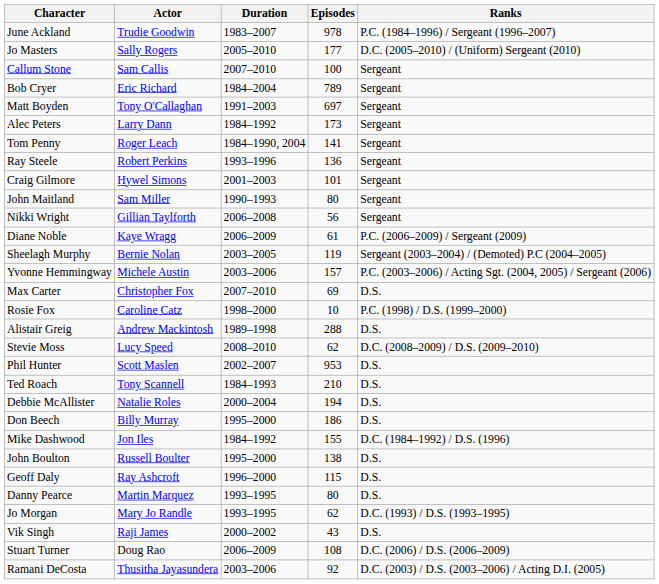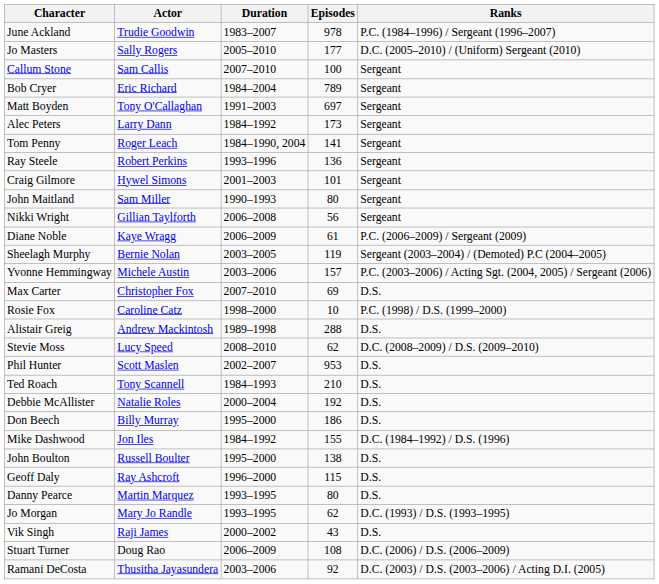(333, 402) 194 -> (333, 402) 192
